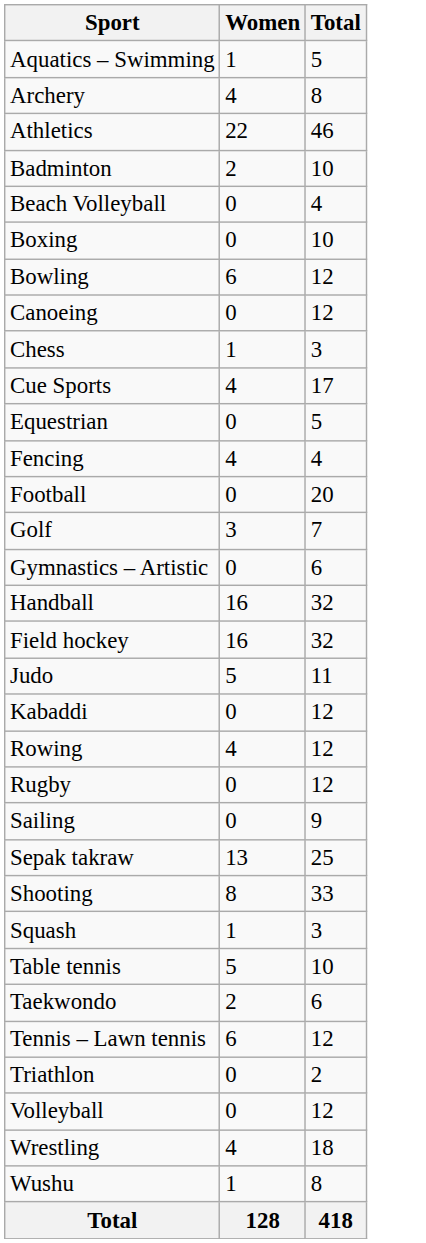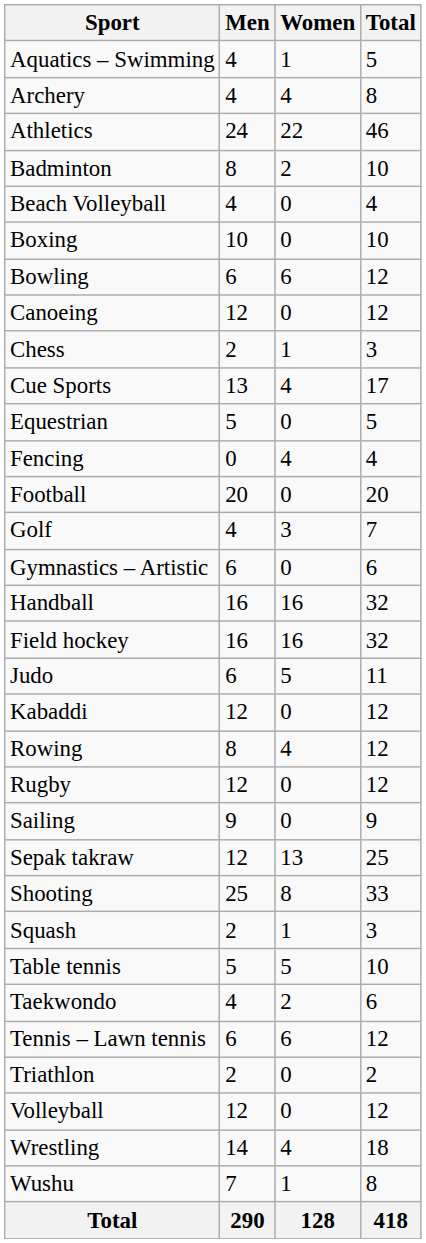+ column: (247, 22)
